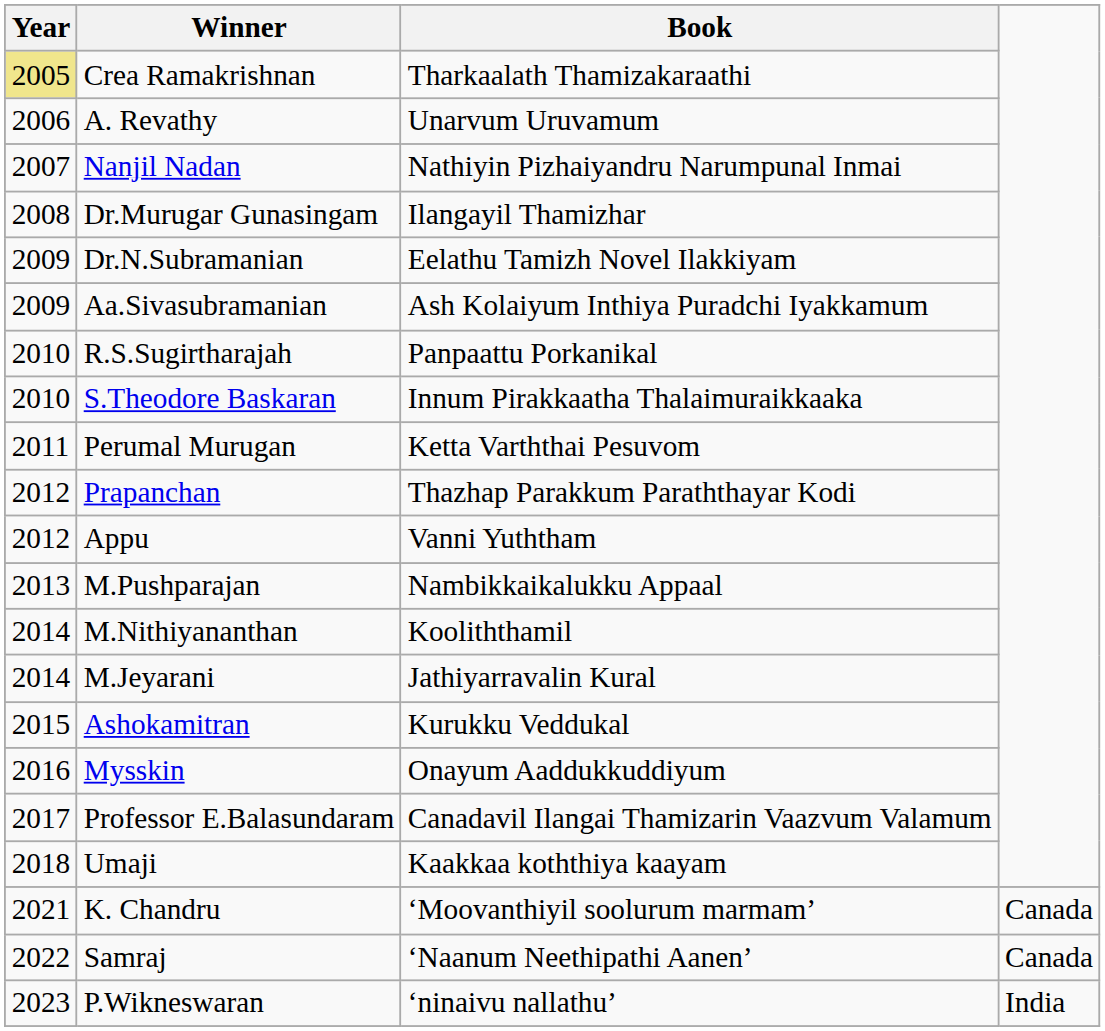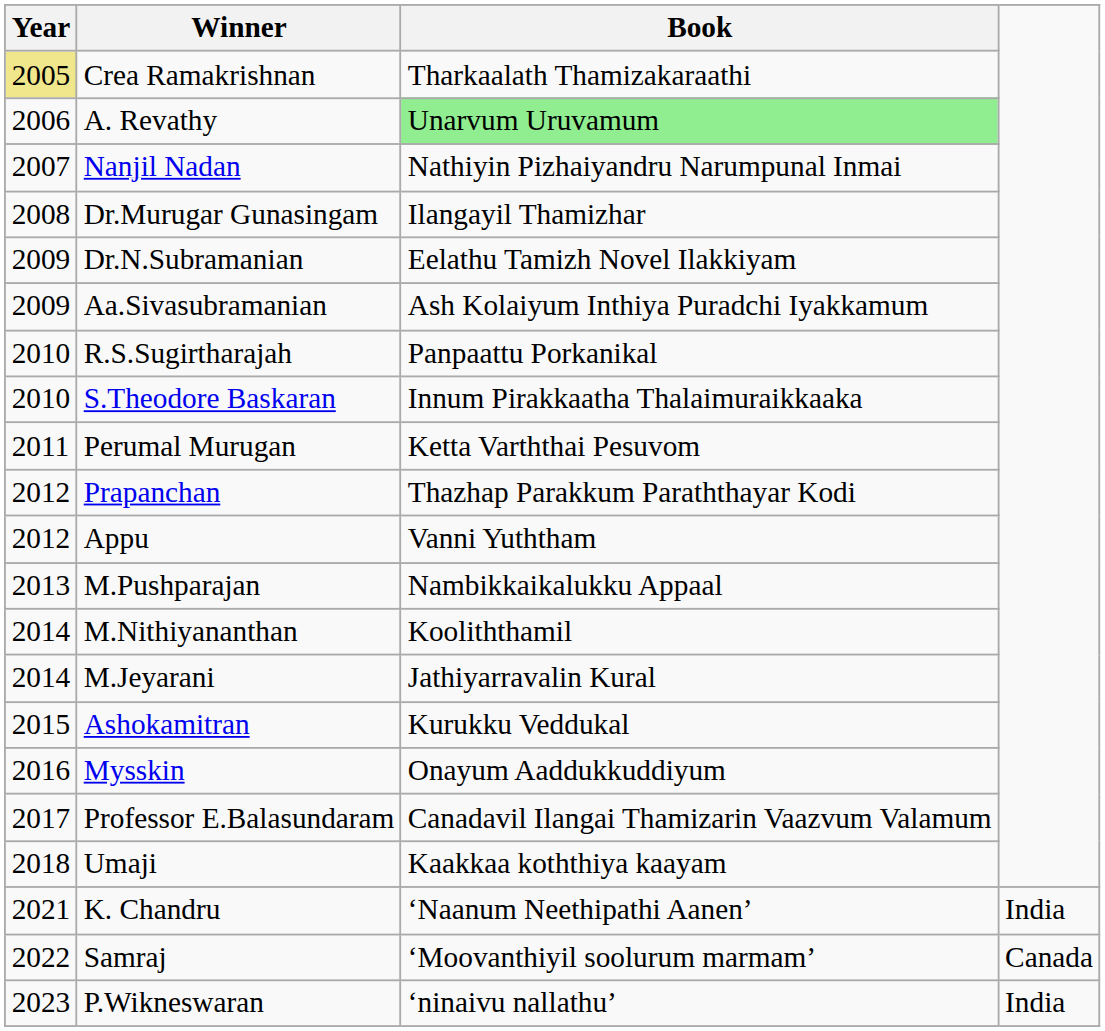(533, 120) no background -> (533, 120) lightgreen background
(612, 910) ‘Moovanthiyil soolurum marmam’ -> (580, 910) ‘Naanum Neethipathi Aanen’
(1049, 910) Canada -> (1035, 910) India
(580, 956) ‘Naanum Neethipathi Aanen’ -> (612, 956) ‘Moovanthiyil soolurum marmam’
